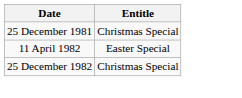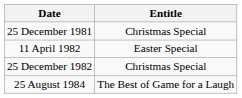+ row: (50, 84)
